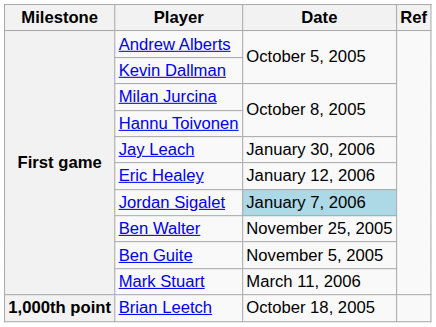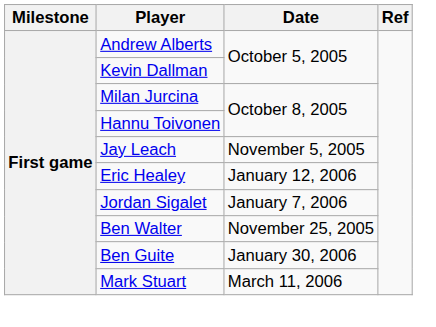(311, 149) January 30, 2006 -> (296, 149) November 5, 2005
(306, 202) lightblue background -> (287, 202) no background
(315, 255) November 5, 2005 -> (292, 255) January 30, 2006
- row: (165, 307)
